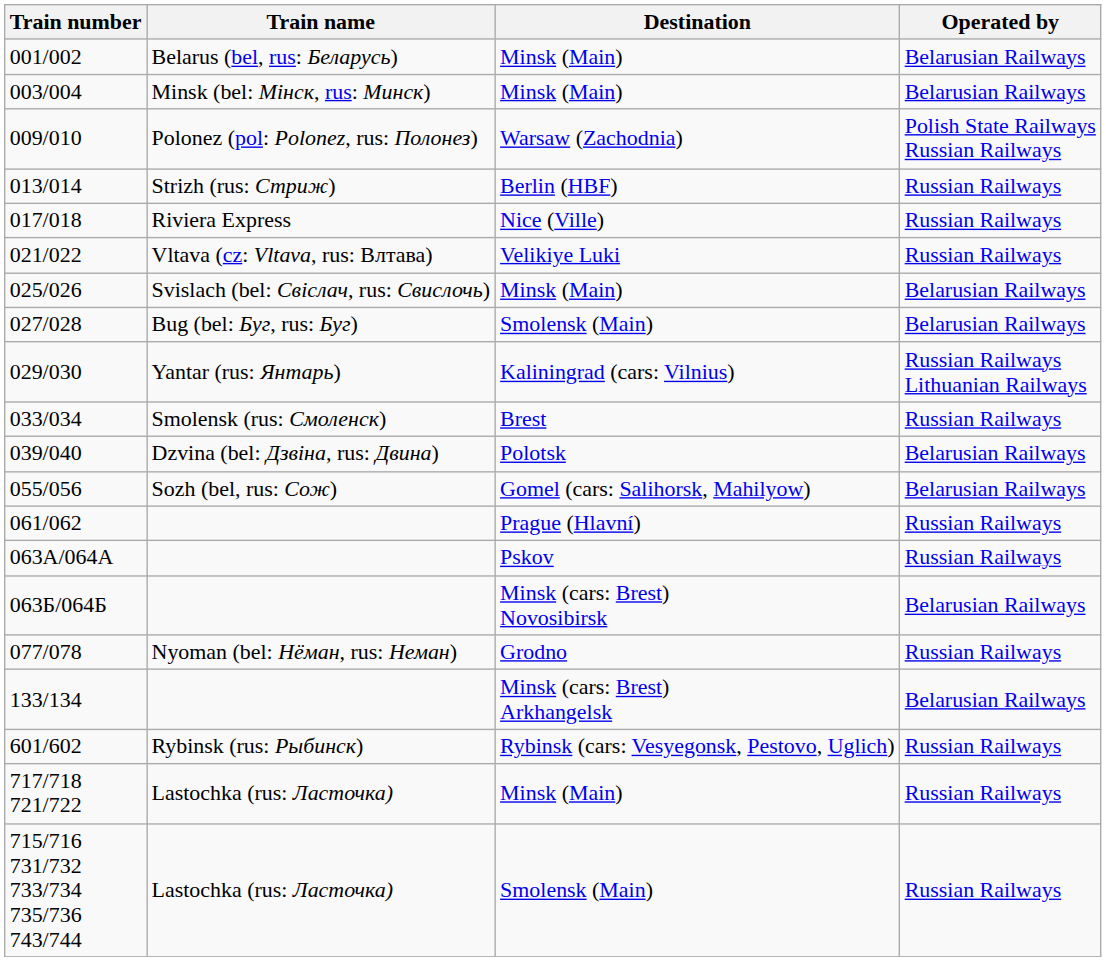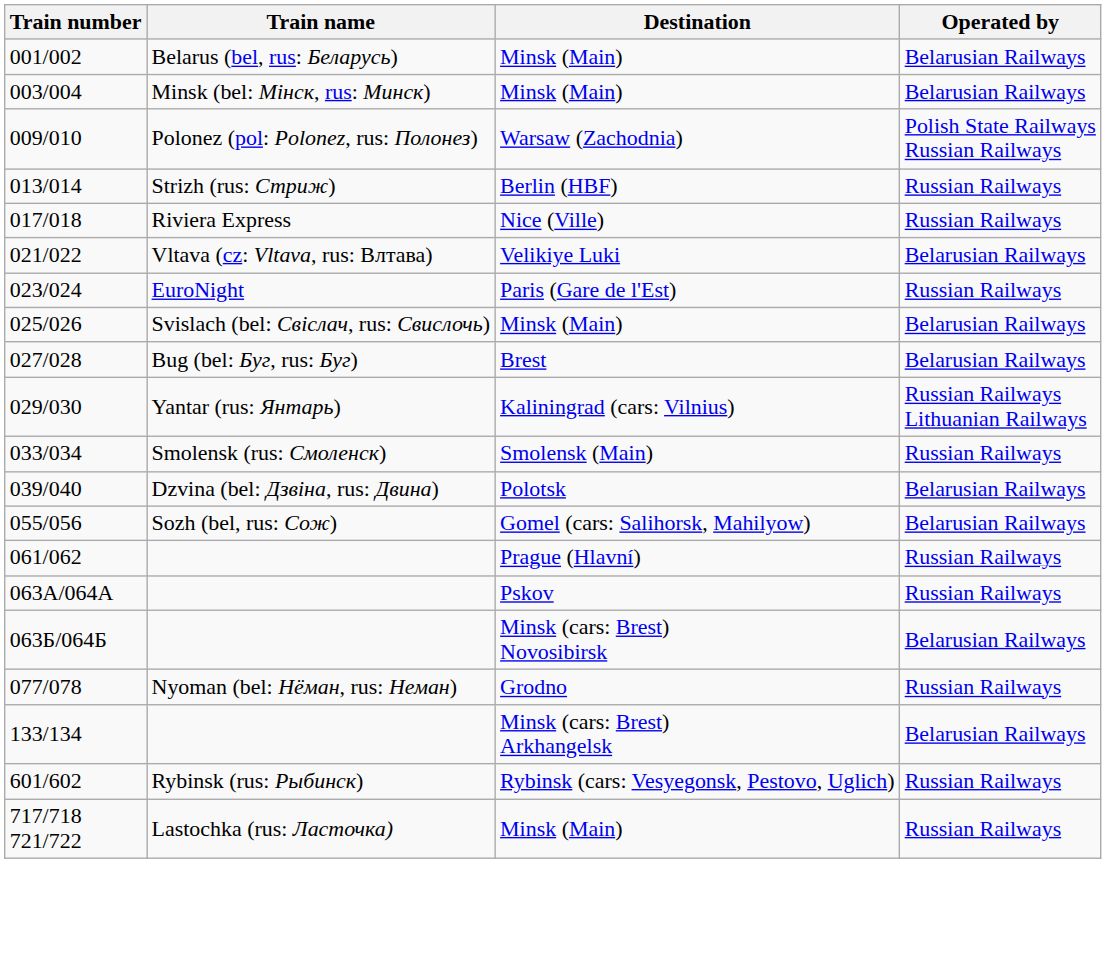(983, 255) Russian Railways -> (995, 255) Belarusian Railways
+ row: (46, 289)
(577, 324) Smolensk (Main) -> (523, 359) Brest
(523, 418) Brest -> (577, 453) Smolensk (Main)
- row: (46, 889)
